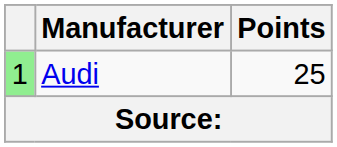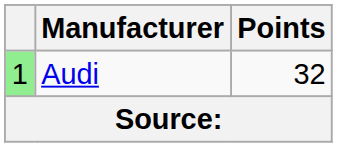(310, 74) 25 -> (310, 74) 32
